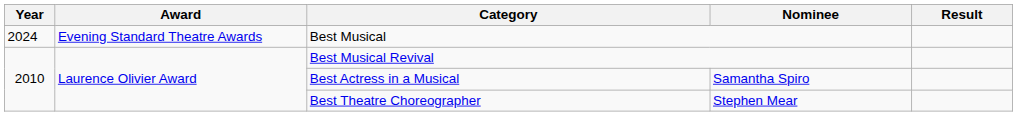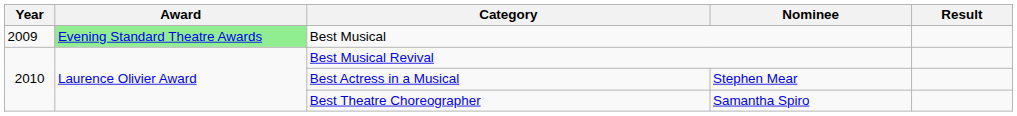(22, 36) 2024 -> (22, 36) 2009
(160, 36) no background -> (160, 36) lightgreen background
(761, 79) Samantha Spiro -> (755, 79) Stephen Mear
(755, 100) Stephen Mear -> (761, 100) Samantha Spiro
